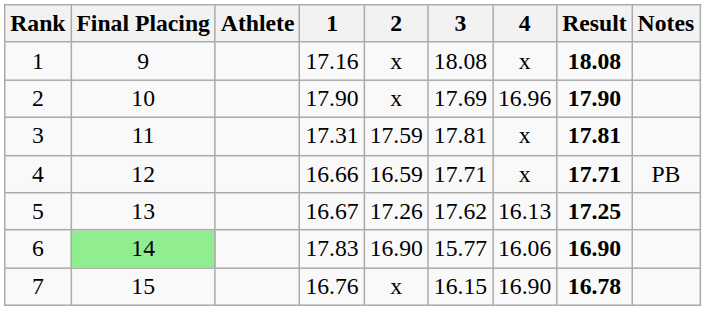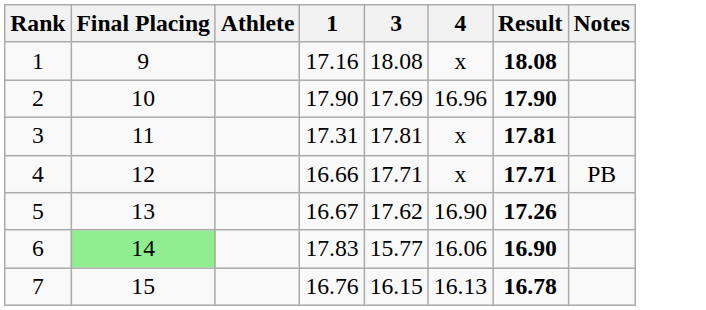- column: (396, 23)
(525, 211) 16.13 -> (460, 211) 16.90
(594, 211) 17.25 -> (530, 211) 17.26
(525, 286) 16.90 -> (460, 286) 16.13
